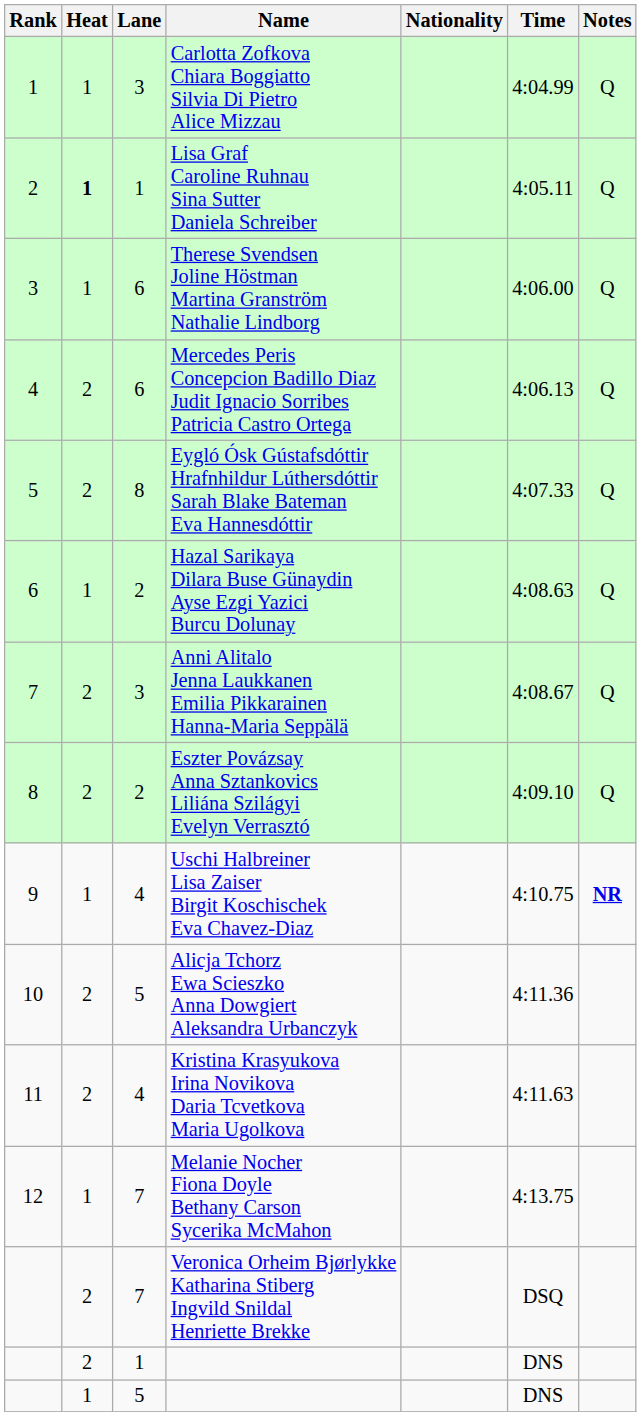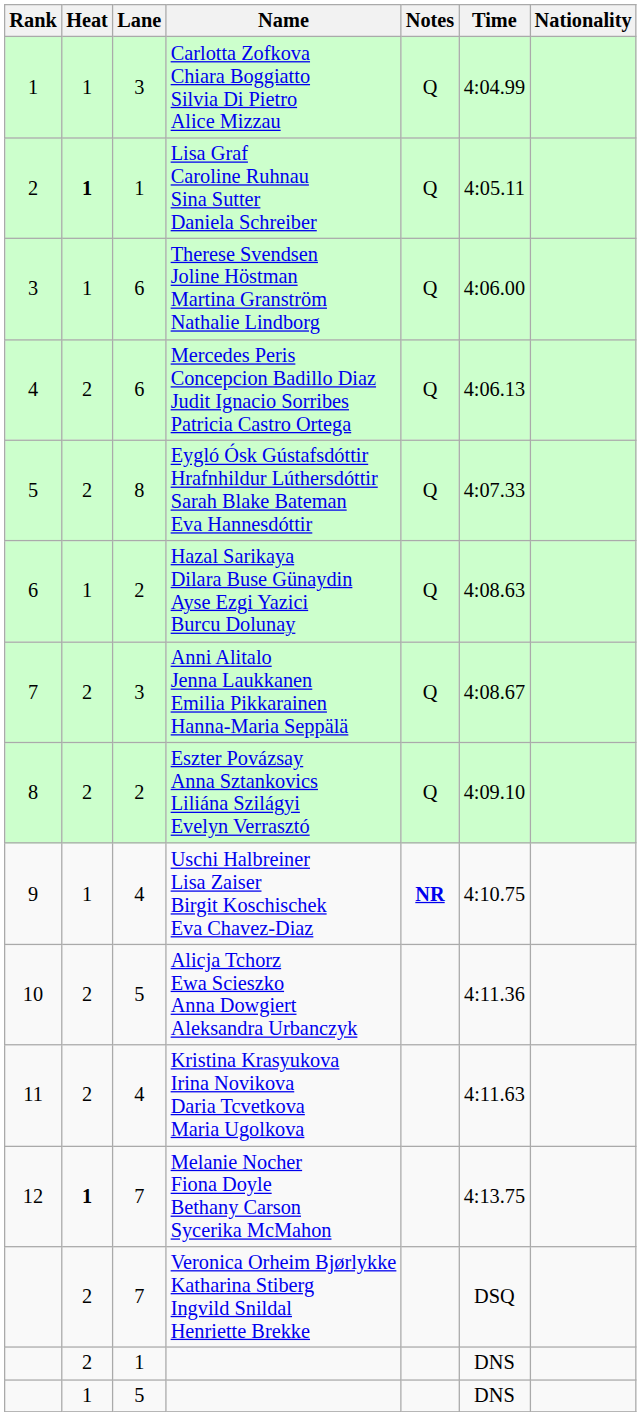columns swapped: (454, 20) <-> (607, 20)
(87, 1195) normal -> (87, 1195) bold
